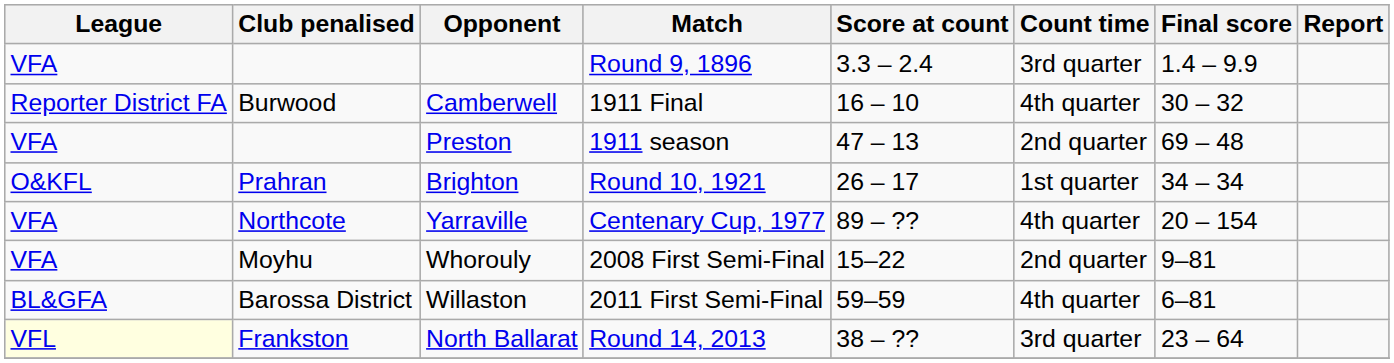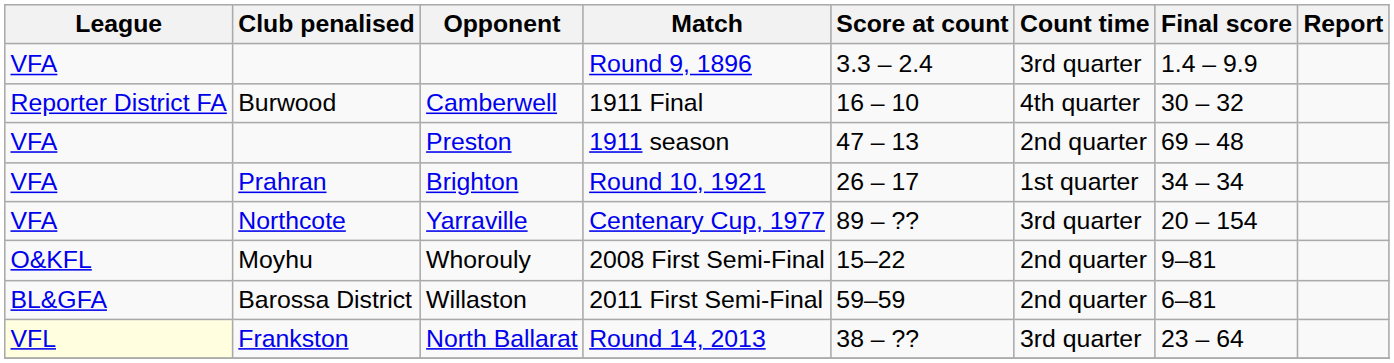(51, 181) O&KFL -> (34, 181) VFA
(1080, 220) 4th quarter -> (1081, 220) 3rd quarter
(34, 260) VFA -> (51, 260) O&KFL
(1080, 299) 4th quarter -> (1084, 299) 2nd quarter
